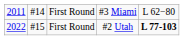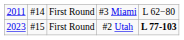(16, 27) 2022 -> (16, 27) 2023
